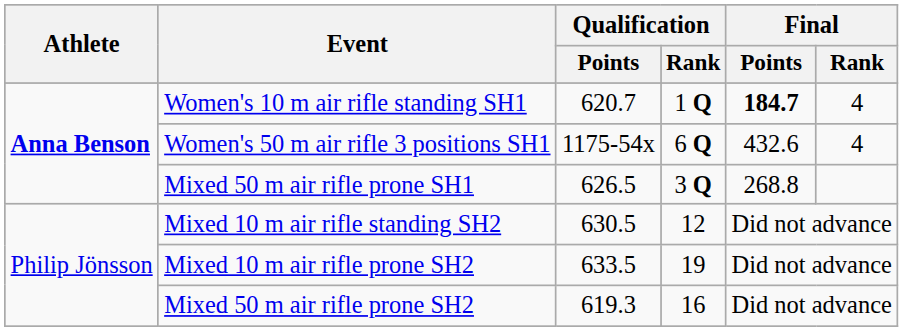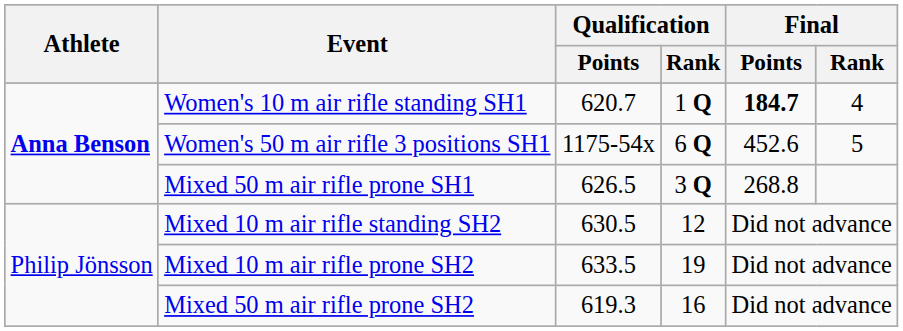(771, 144) 432.6 -> (771, 144) 452.6
(857, 144) 4 -> (857, 144) 5
